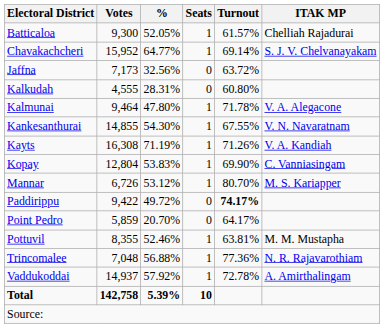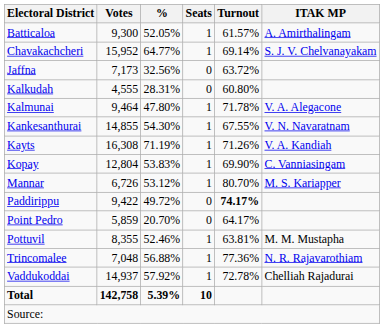(309, 32) Chelliah Rajadurai -> (308, 32) A. Amirthalingam
(308, 276) A. Amirthalingam -> (309, 276) Chelliah Rajadurai
